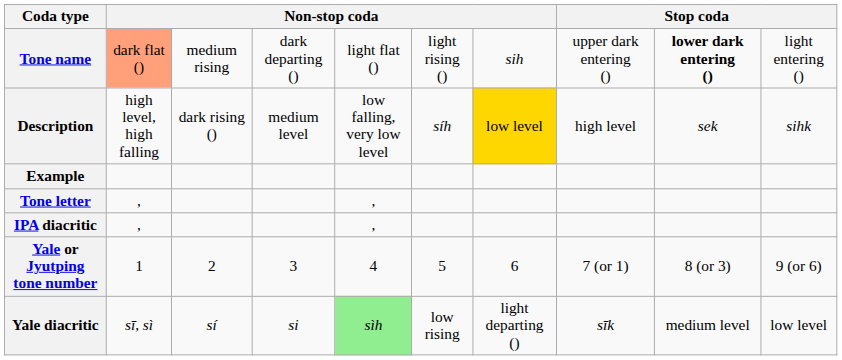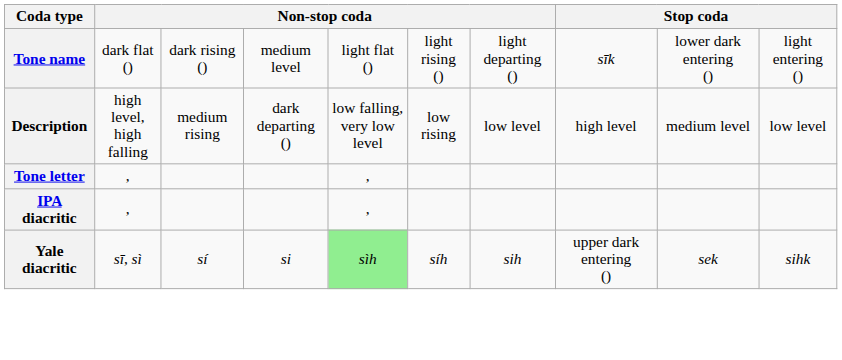(139, 58) lightsalmon background -> (128, 58) no background
(212, 58) medium rising -> (202, 58) dark rising ()
(293, 58) dark departing () -> (286, 58) medium level
(514, 58) sih -> (512, 58) light departing ()
(606, 58) upper dark entering () -> (606, 58) sīk
(708, 58) bold -> (708, 58) normal
(212, 125) dark rising () -> (202, 125) medium rising
(293, 125) medium level -> (286, 125) dark departing ()
(442, 125) síh -> (438, 125) low rising
(514, 125) gold background -> (512, 125) no background
(708, 125) sek -> (708, 125) medium level
(799, 125) sihk -> (798, 125) low level
- row: (55, 176)
- row: (55, 266)
(442, 325) low rising -> (438, 259) síh
(514, 325) light departing () -> (512, 259) sih
(606, 325) sīk -> (606, 259) upper dark entering ()
(708, 325) medium level -> (708, 259) sek
(799, 325) low level -> (798, 259) sihk
